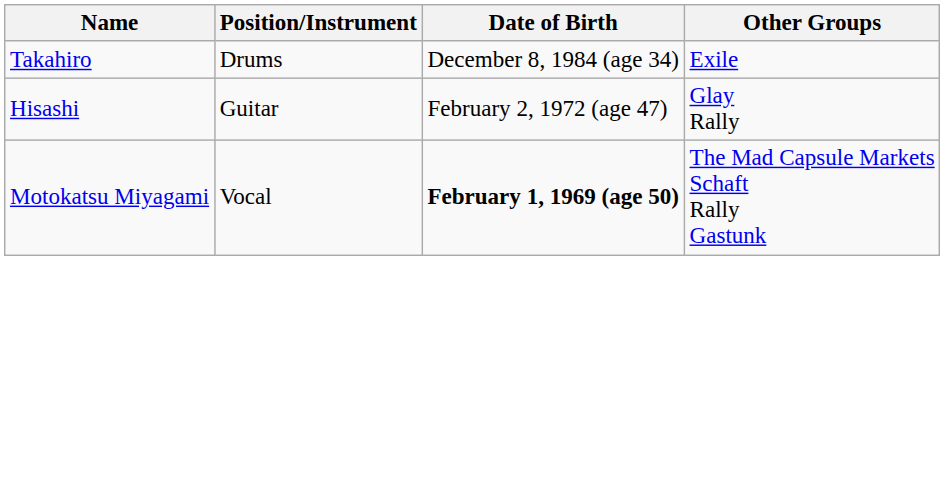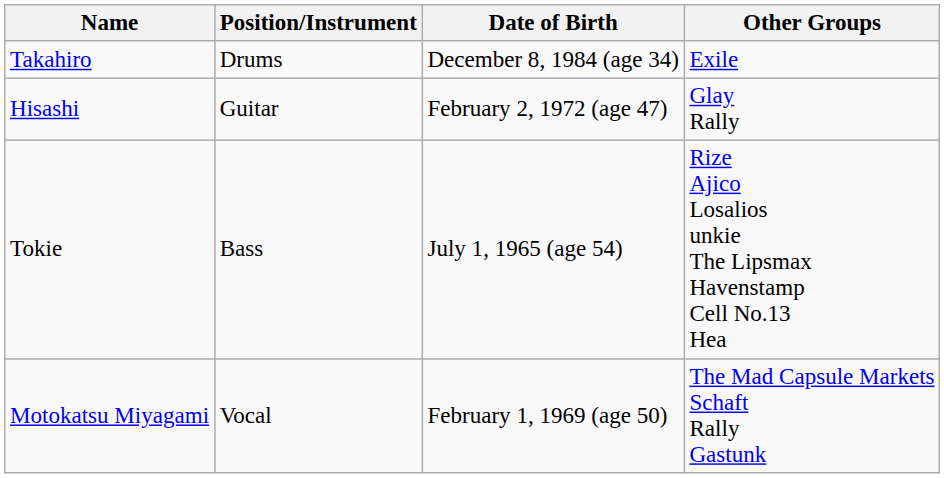+ row: (36, 249)
(553, 197) bold -> (547, 415) normal
